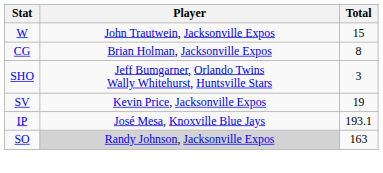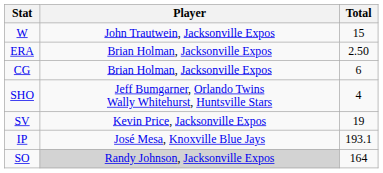+ row: (22, 51)
(359, 51) 8 -> (359, 70) 6
(359, 76) 3 -> (359, 95) 4
(359, 139) 163 -> (359, 158) 164
